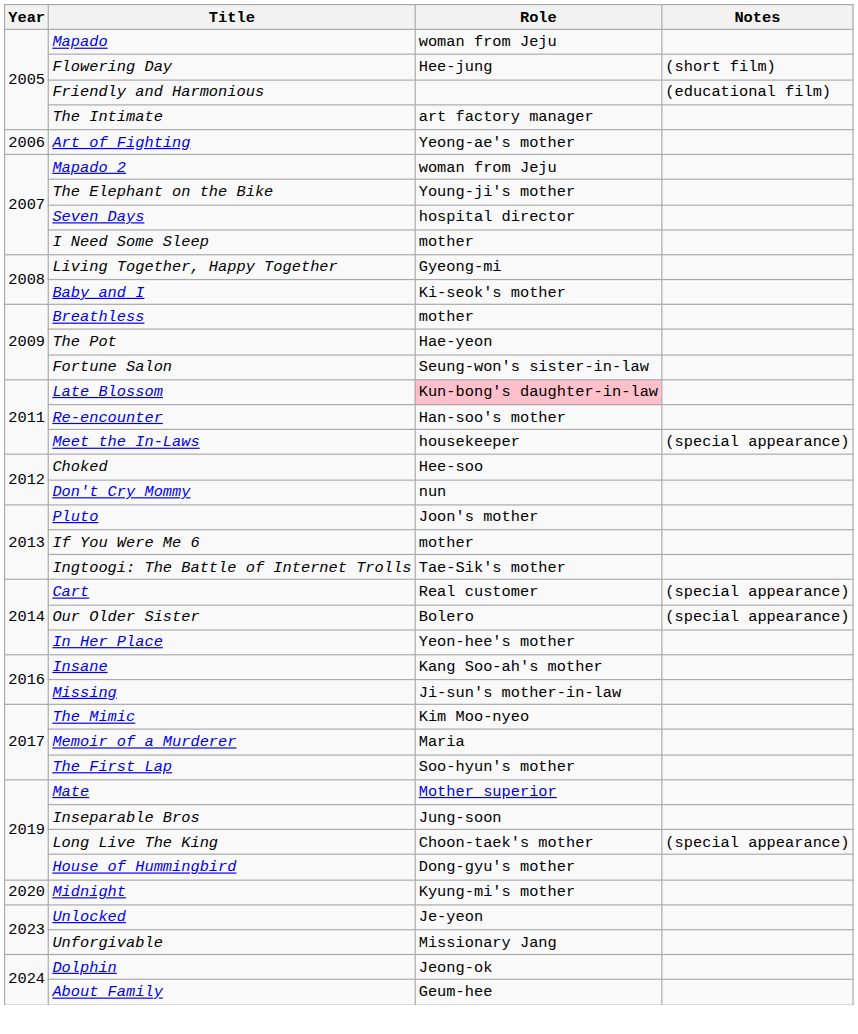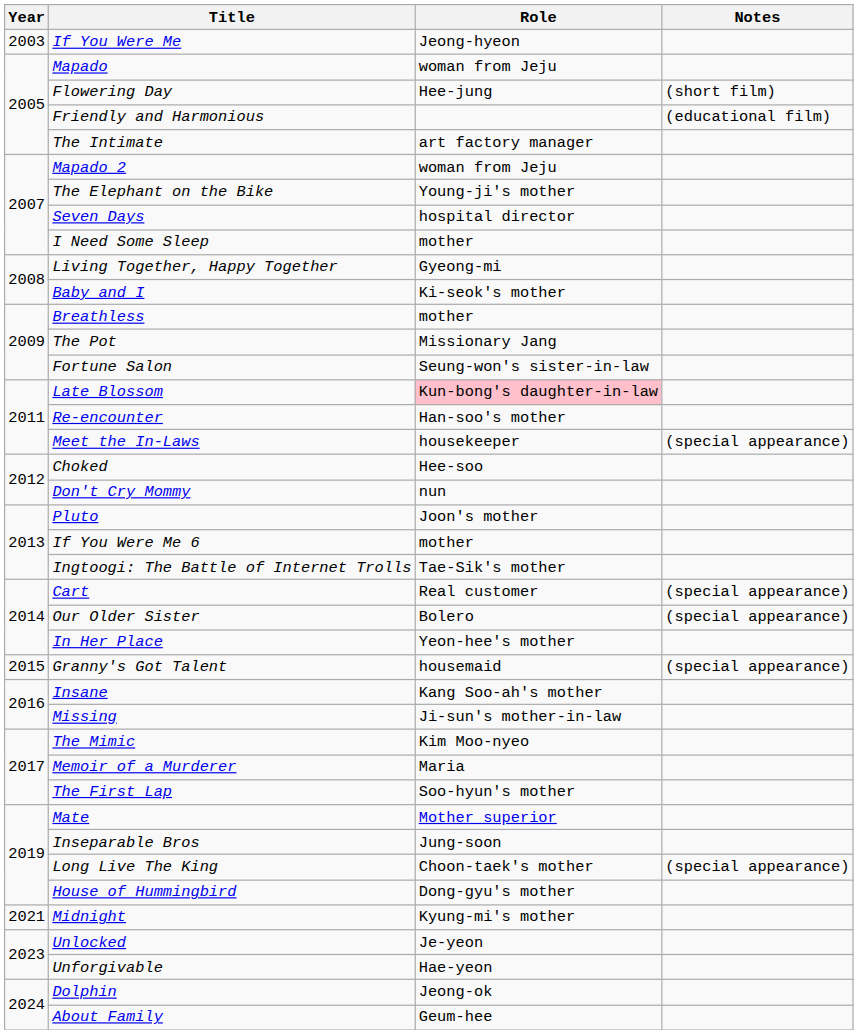+ row: (117, 42)
- row: (121, 142)
(456, 342) Hae-yeon -> (488, 342) Missionary Jang
+ row: (140, 667)
(27, 892) 2020 -> (27, 917) 2021
(488, 942) Missionary Jang -> (456, 967) Hae-yeon
